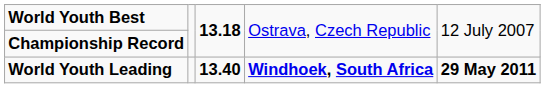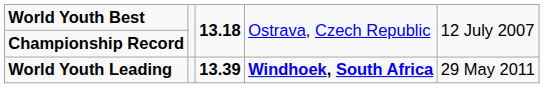(220, 69) 13.40 -> (220, 69) 13.39
(489, 69) bold -> (488, 69) normal
